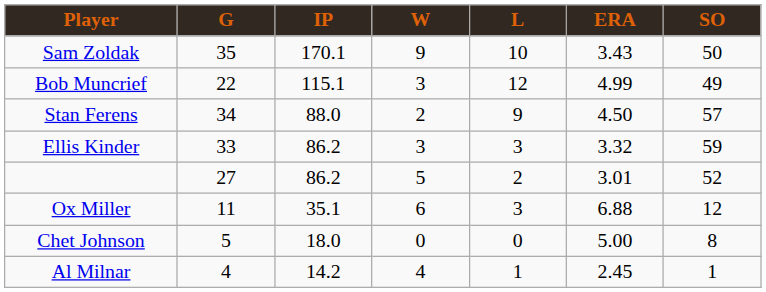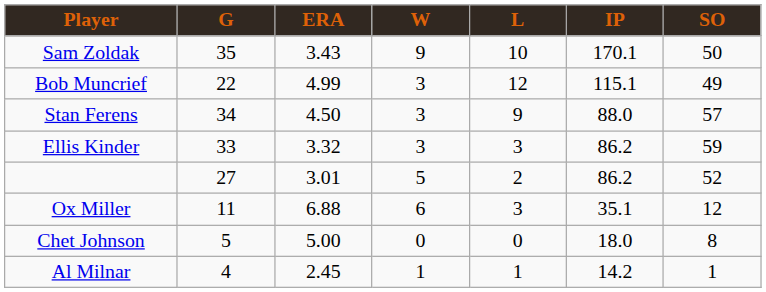columns swapped: (323, 20) <-> (615, 20)
(421, 114) 2 -> (421, 114) 3
(421, 271) 4 -> (421, 271) 1
